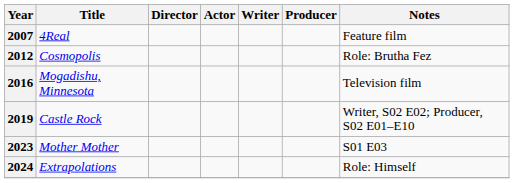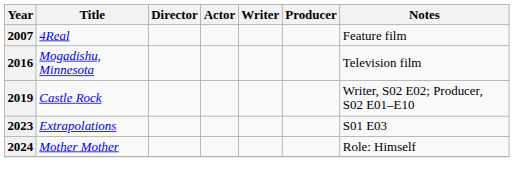- row: (20, 55)
(79, 146) Mother Mother -> (78, 126) Extrapolations
(78, 167) Extrapolations -> (79, 146) Mother Mother
